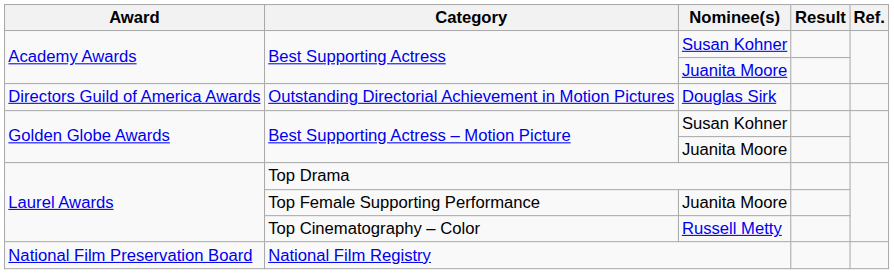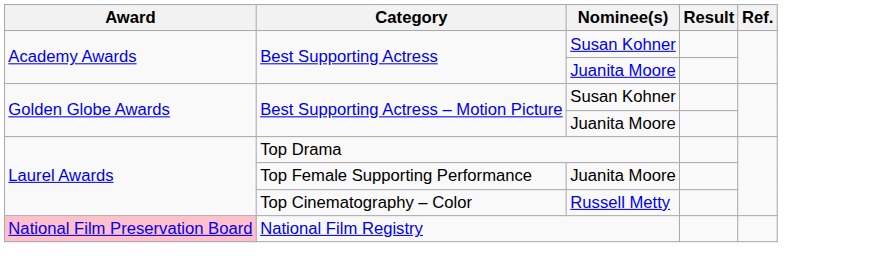- row: (471, 96)
(130, 255) no background -> (130, 228) pink background
